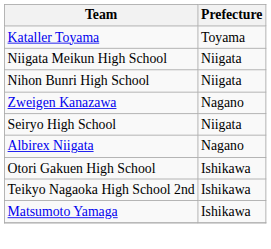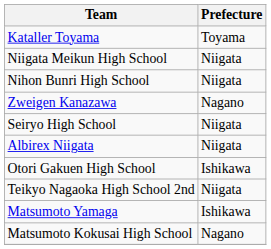(222, 146) Nagano -> (221, 146) Niigata
(226, 189) Ishikawa -> (221, 189) Niigata
+ row: (100, 233)
